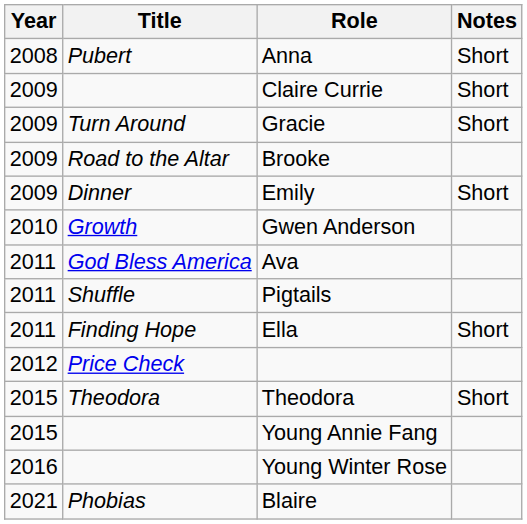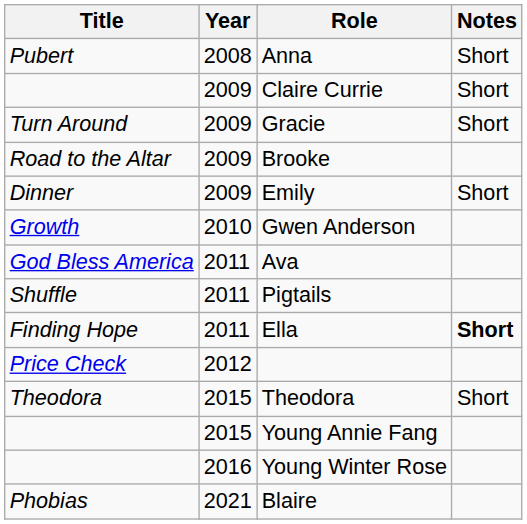columns swapped: (34, 21) <-> (160, 21)
(483, 329) normal -> (485, 329) bold
